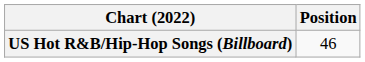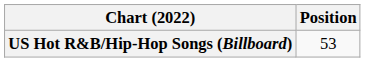(328, 43) 46 -> (328, 43) 53
